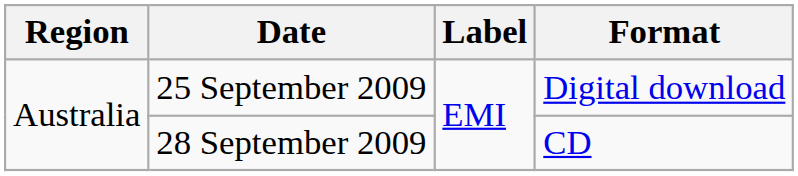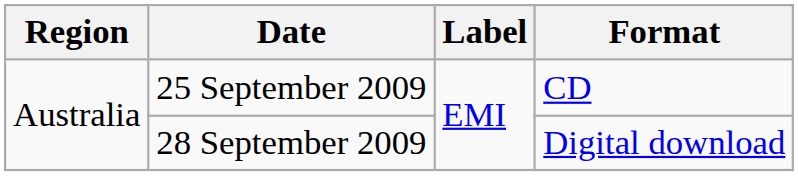(664, 87) Digital download -> (567, 87) CD
(567, 142) CD -> (664, 142) Digital download
